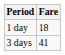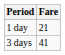(44, 27) 18 -> (44, 27) 21
